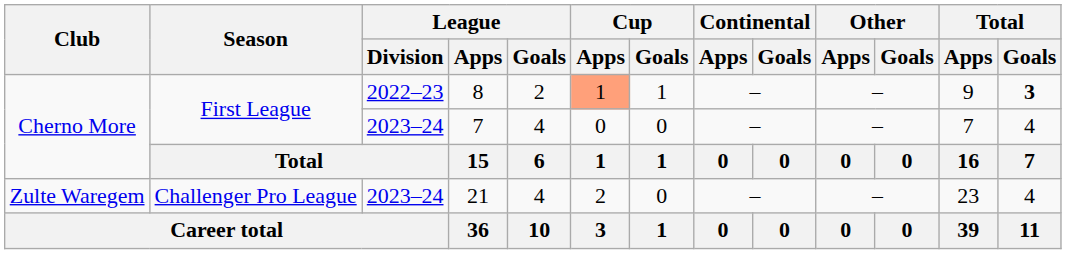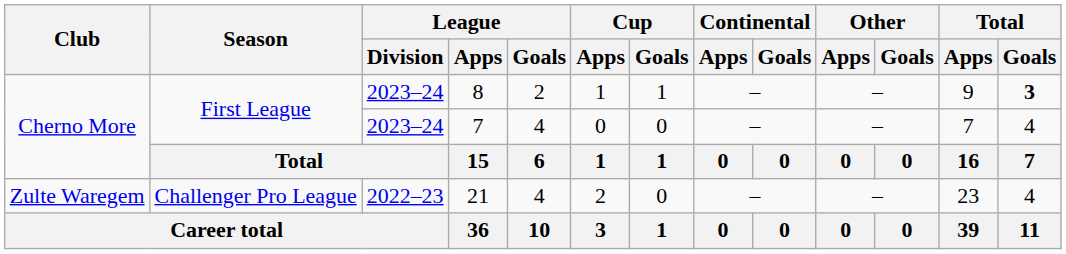(405, 91) 2022–23 -> (405, 91) 2023–24
(601, 91) lightsalmon background -> (601, 91) no background
(405, 195) 2023–24 -> (405, 195) 2022–23
